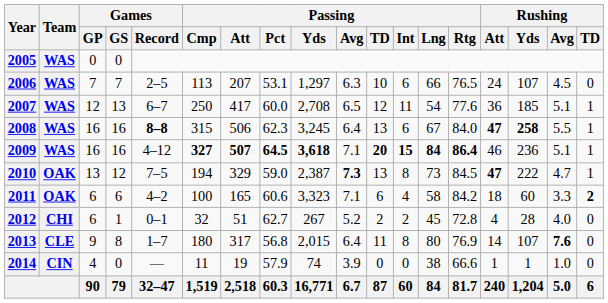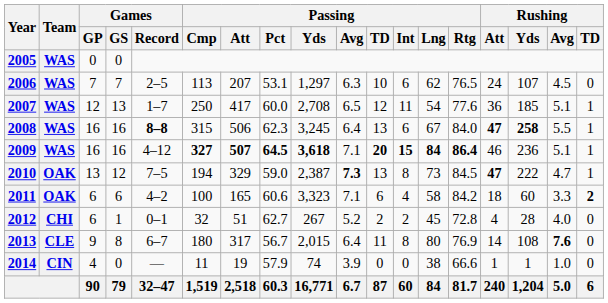(433, 83) 66 -> (433, 83) 62
(157, 106) 6–7 -> (157, 106) 1–7
(157, 241) 1–7 -> (157, 241) 6–7
(275, 241) 56.8 -> (275, 241) 56.7
(528, 241) 107 -> (528, 241) 108
